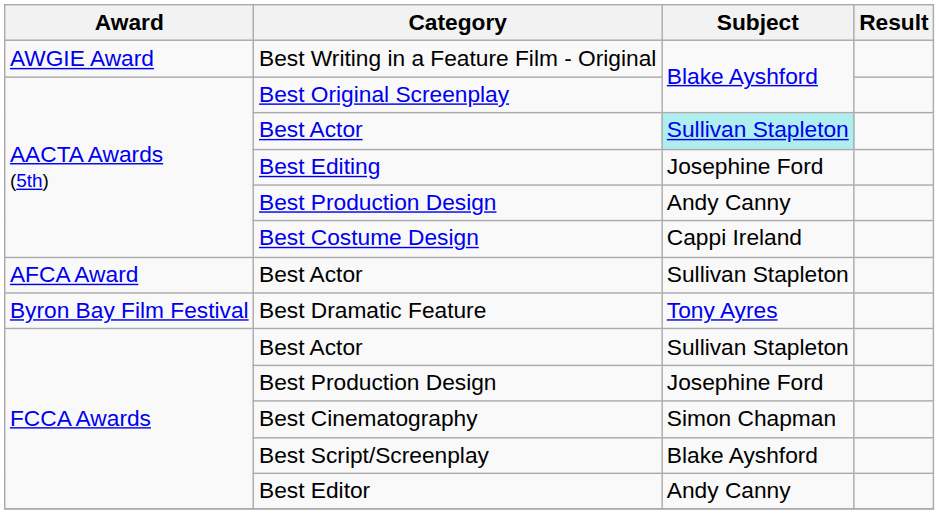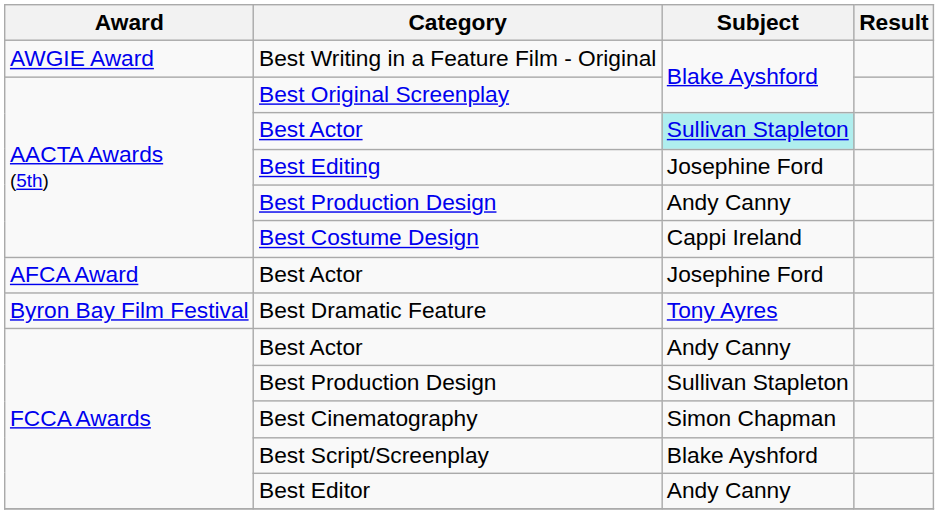(758, 274) Sullivan Stapleton -> (745, 274) Josephine Ford
(758, 346) Sullivan Stapleton -> (729, 346) Andy Canny
(745, 382) Josephine Ford -> (758, 382) Sullivan Stapleton
